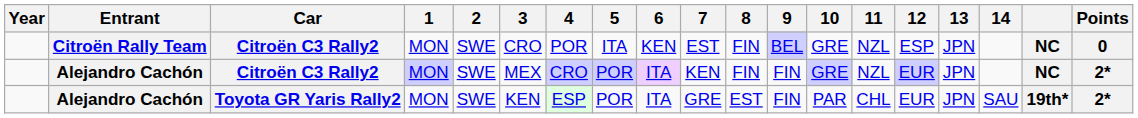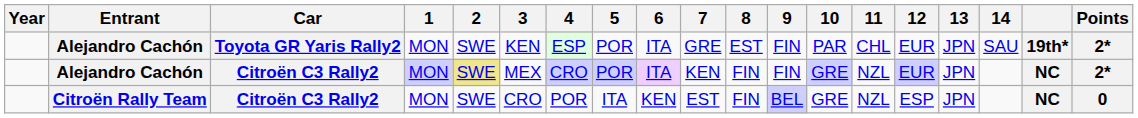rows swapped: (130, 46) <-> (130, 100)
(476, 73) no background -> (476, 73) khaki background
